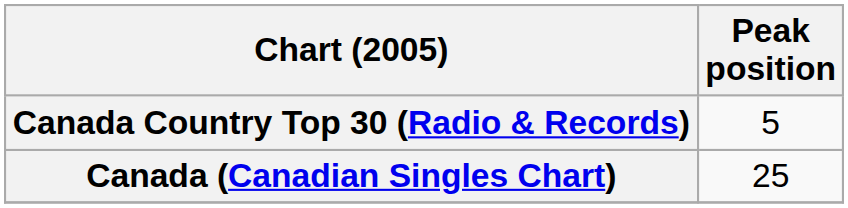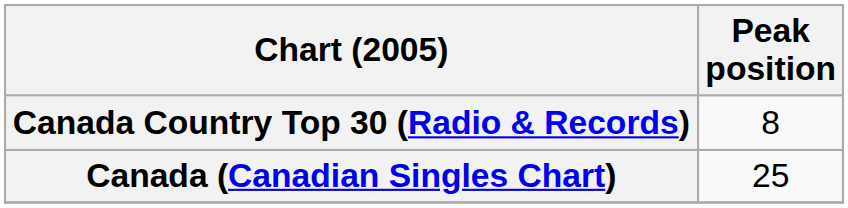(771, 122) 5 -> (771, 122) 8
